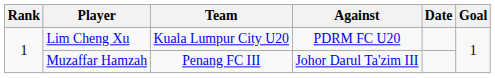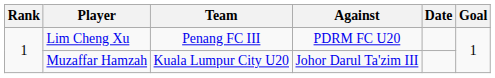(221, 39) Kuala Lumpur City U20 -> (221, 39) Penang FC III
(221, 61) Penang FC III -> (221, 61) Kuala Lumpur City U20
